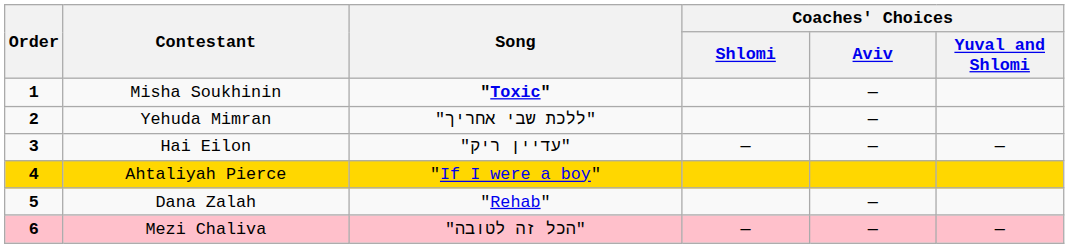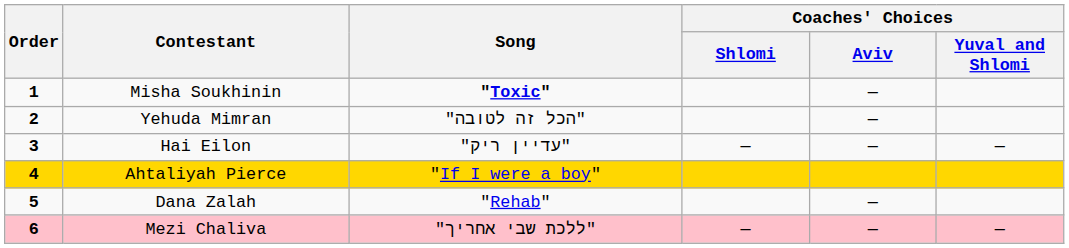(515, 120) "ללכת שבי אחריך" -> (515, 120) "הכל זה לטובה"
(515, 229) "הכל זה לטובה" -> (515, 229) "ללכת שבי אחריך"
